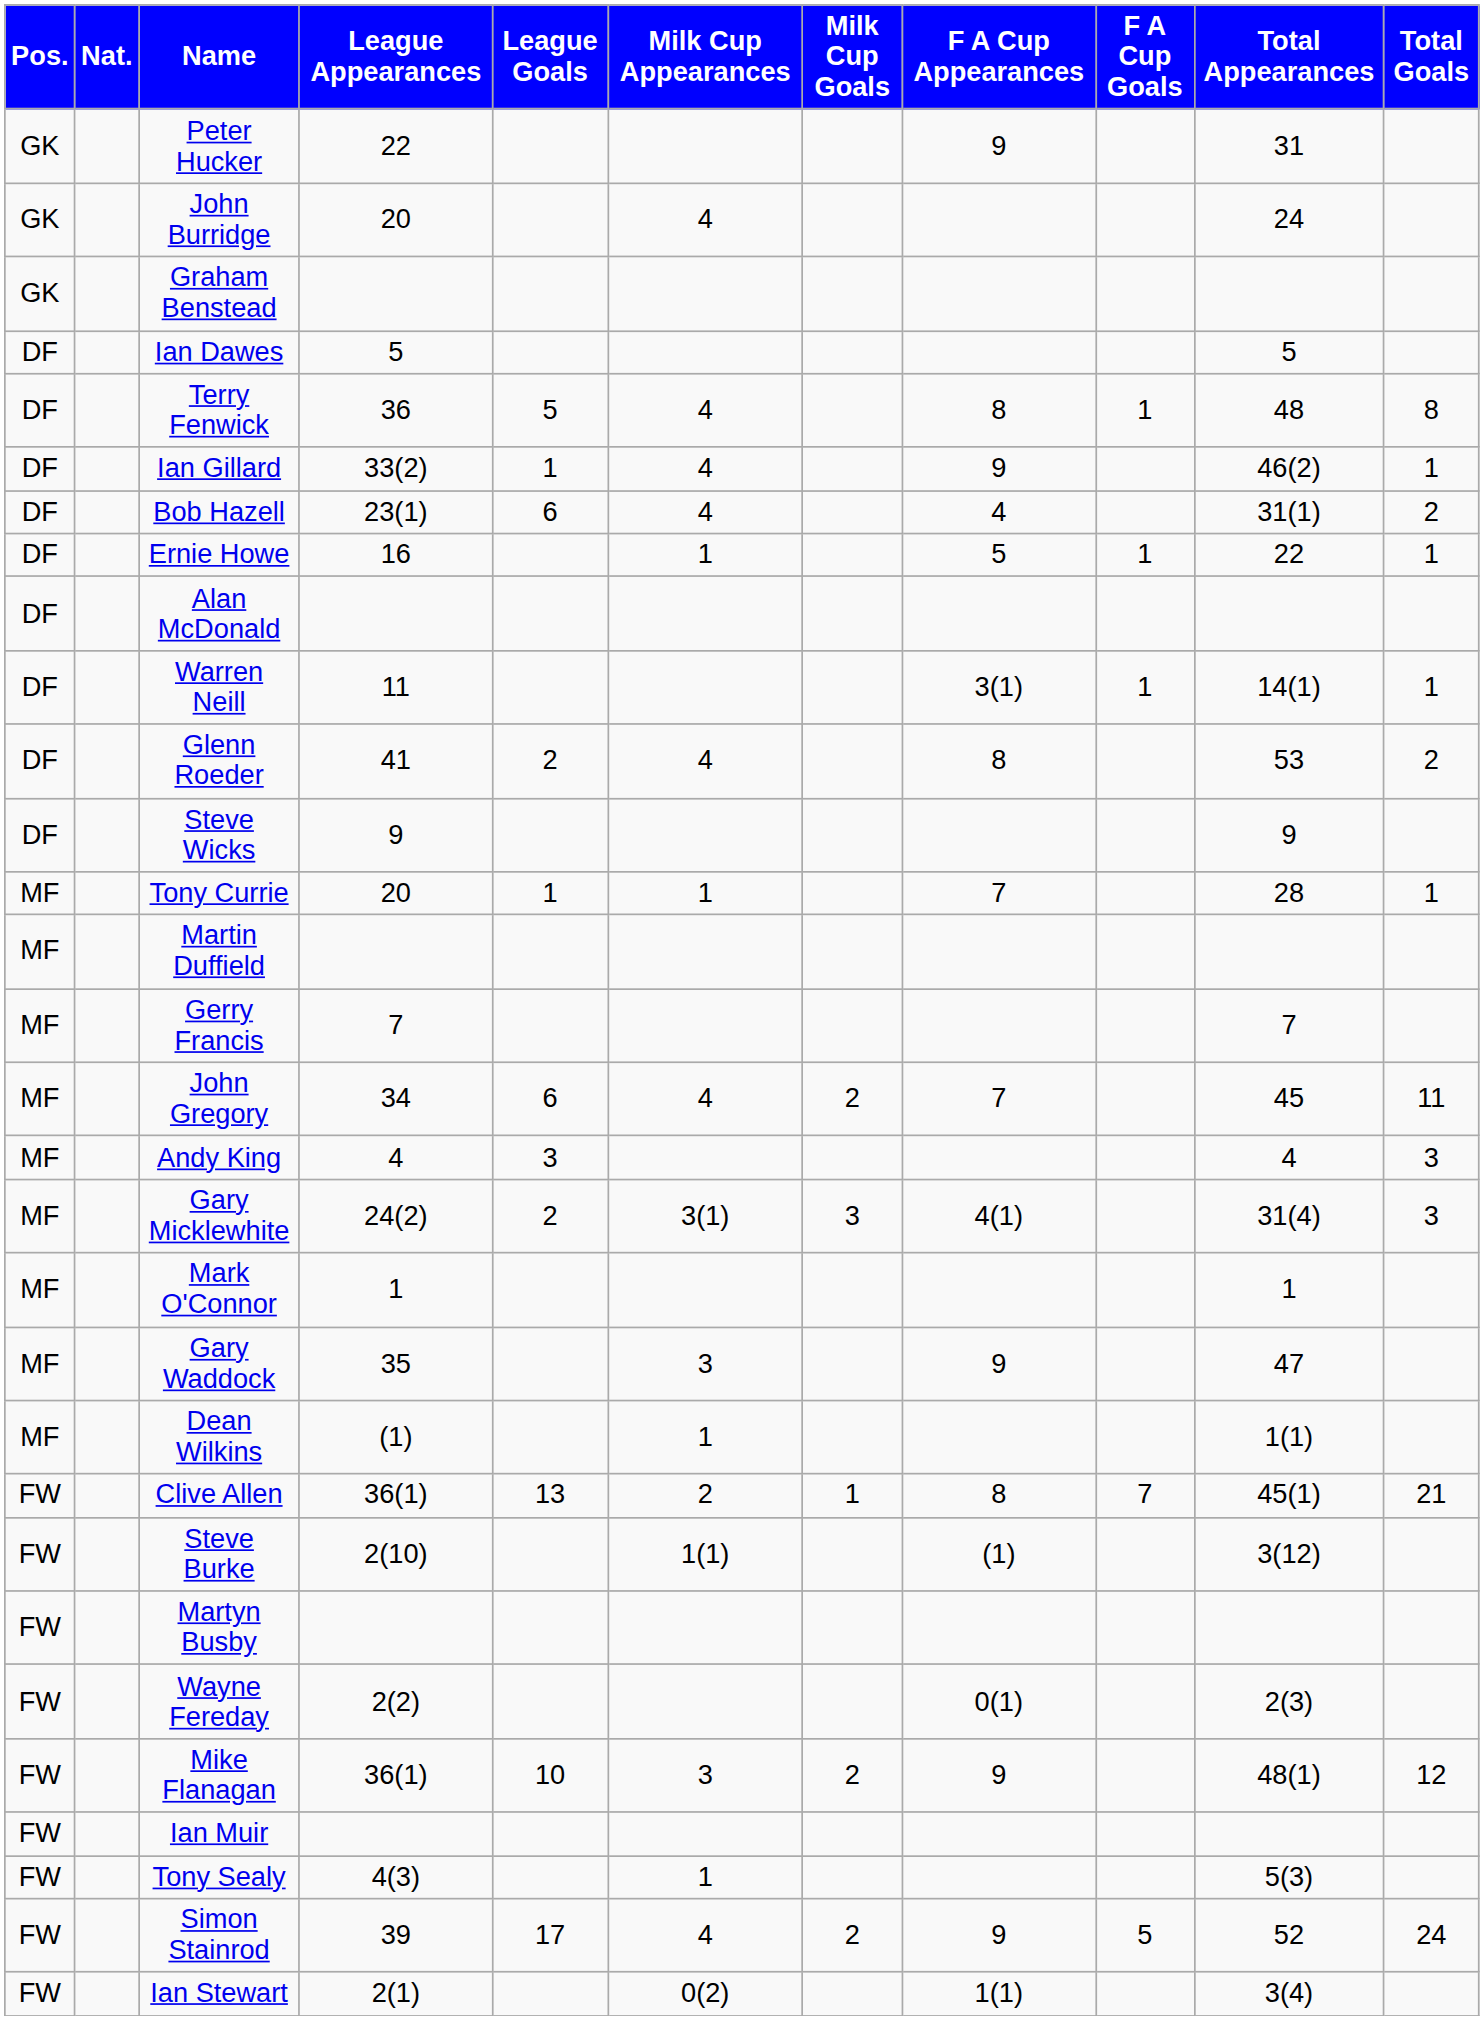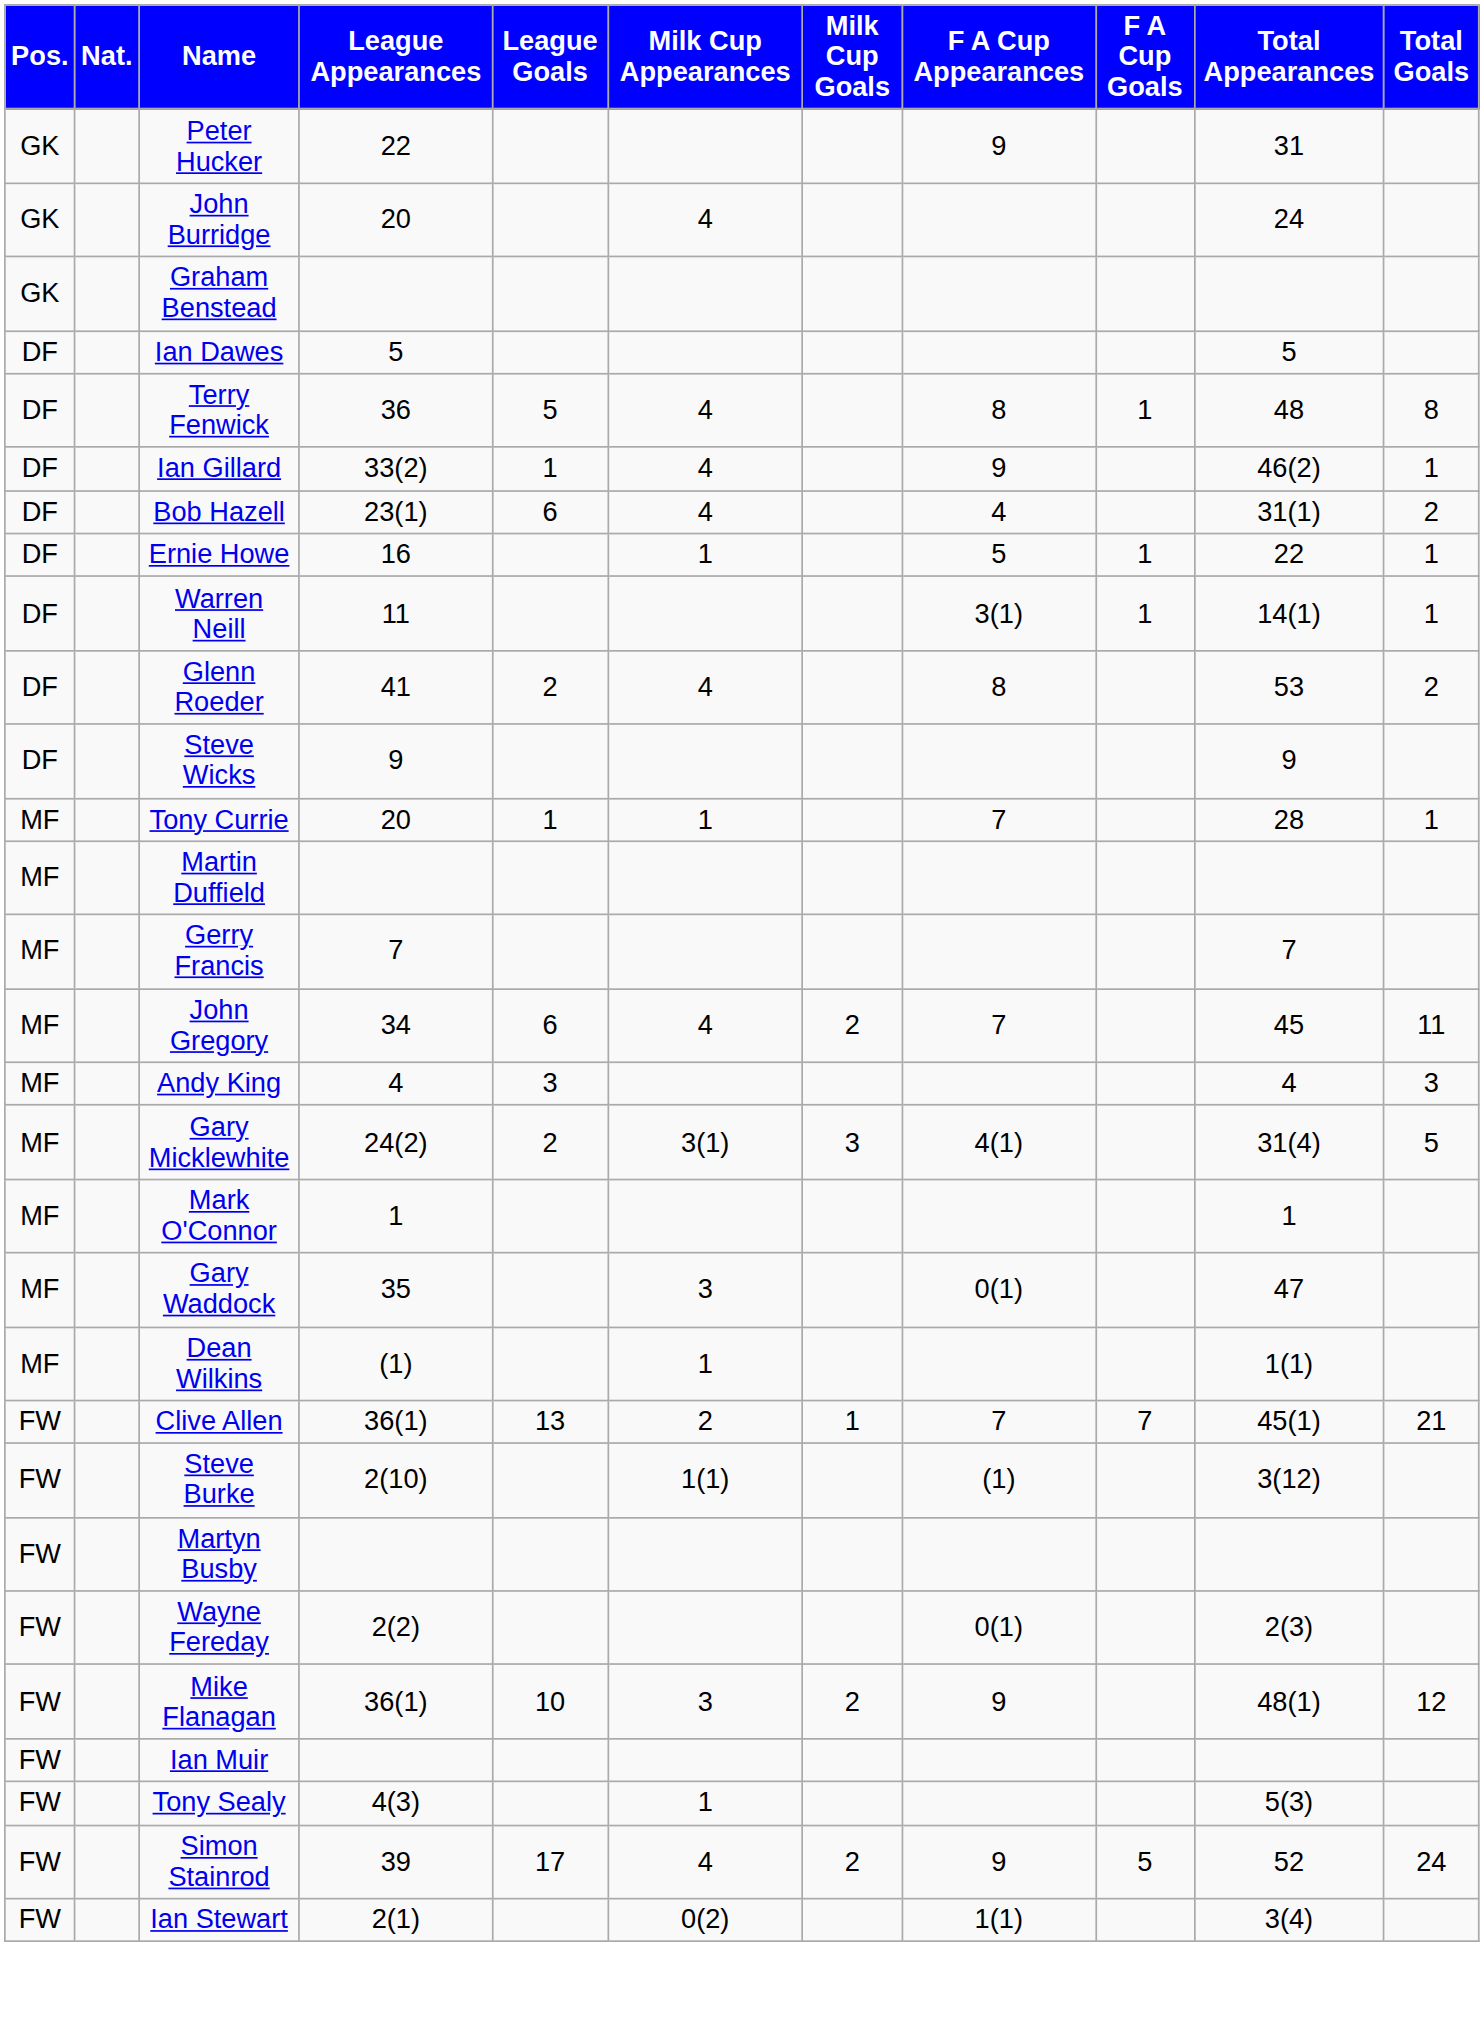- row: (219, 613)
(1431, 1215) 3 -> (1431, 1141) 5
(999, 1363) 9 -> (999, 1289) 0(1)
(999, 1495) 8 -> (999, 1421) 7
